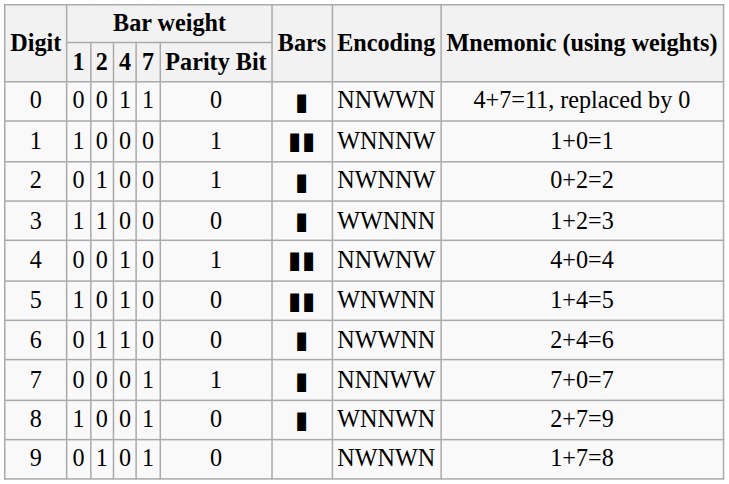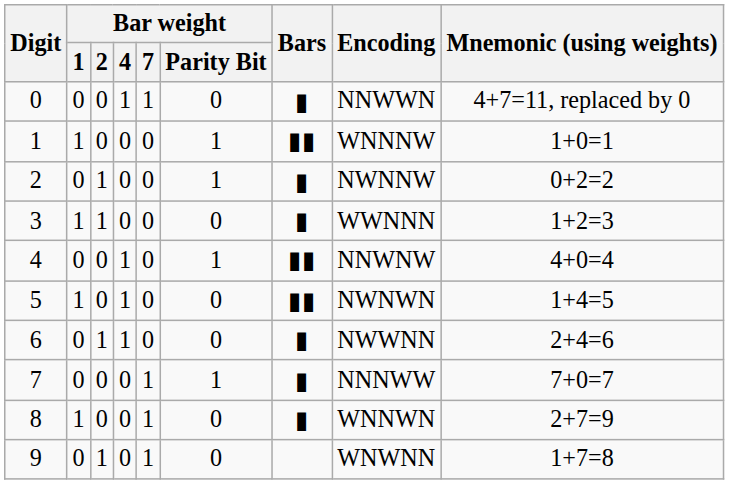(386, 300) WNWNN -> (386, 300) NWNWN
(386, 458) NWNWN -> (386, 458) WNWNN
